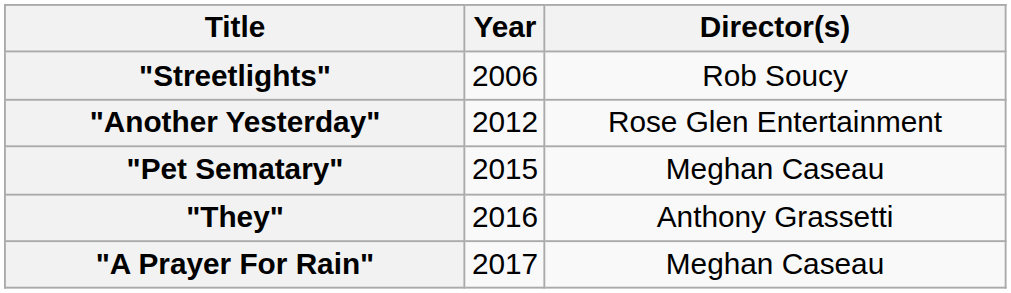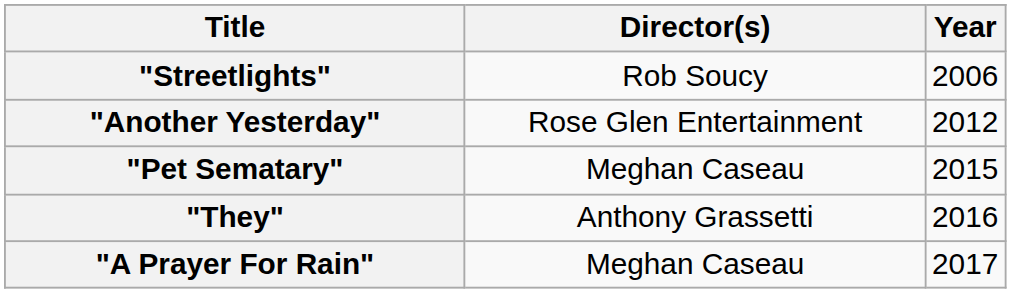columns swapped: (505, 28) <-> (775, 28)
